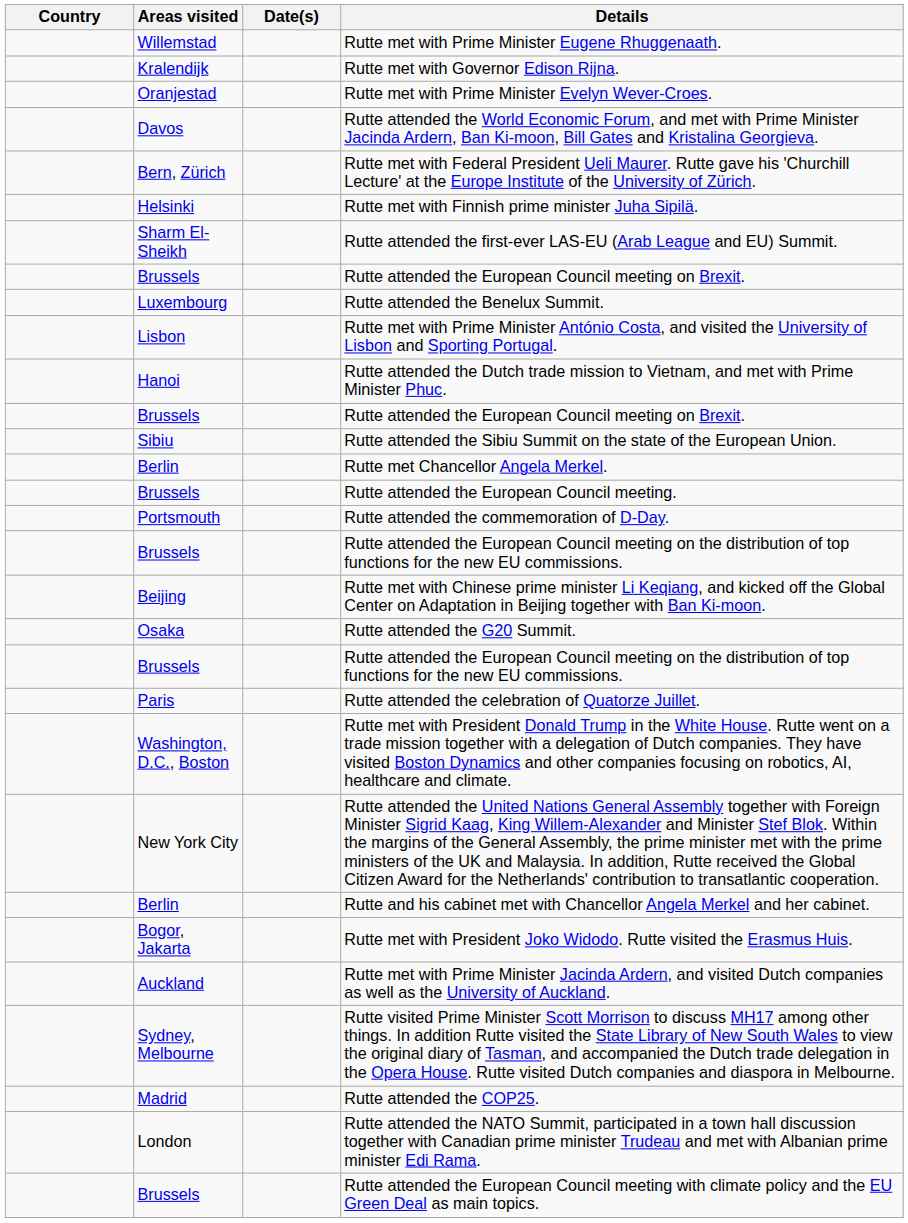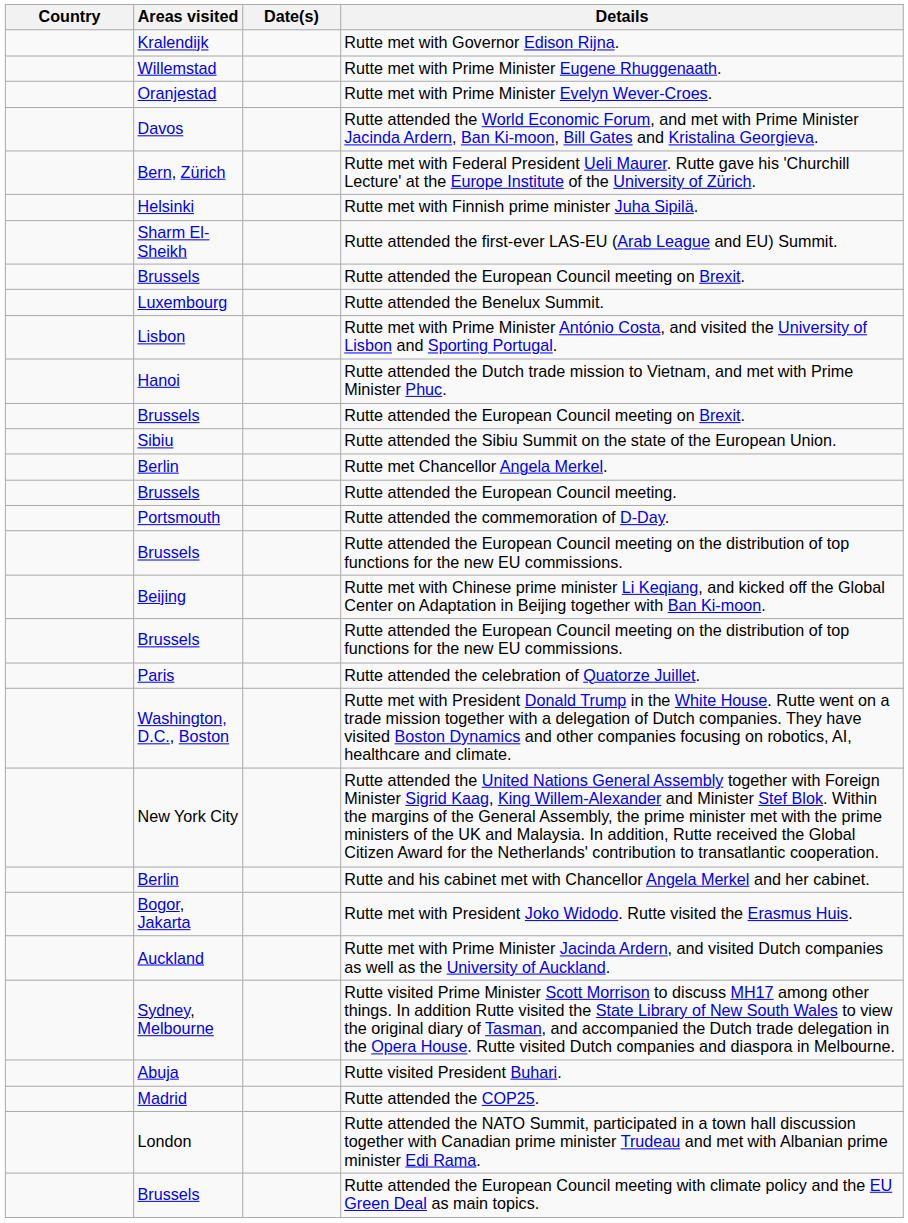rows swapped: (173, 68) <-> (177, 42)
- row: (161, 631)
+ row: (158, 1072)
